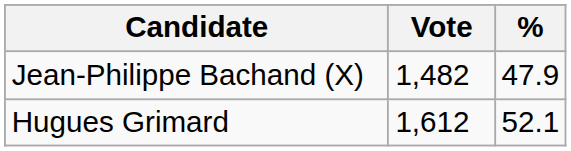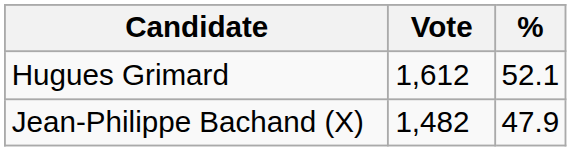rows swapped: (120, 121) <-> (188, 74)
